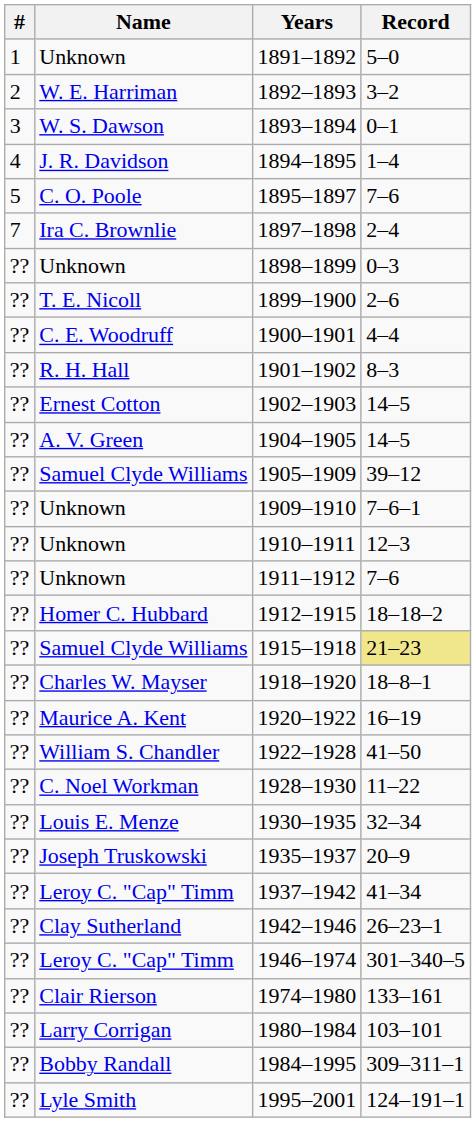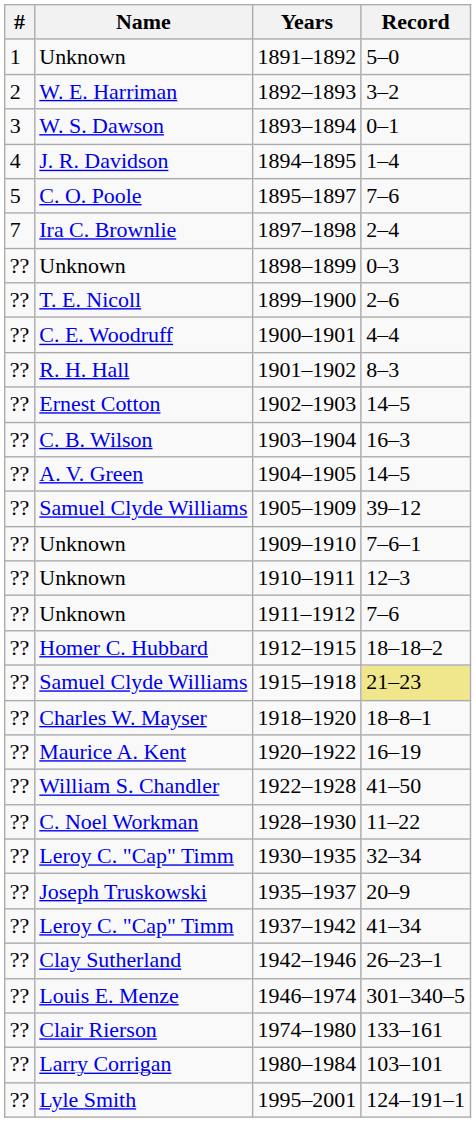+ row: (307, 439)
(109, 821) Louis E. Menze -> (137, 856) Leroy C. "Cap" Timm
(137, 960) Leroy C. "Cap" Timm -> (109, 995) Louis E. Menze
- row: (307, 1064)
